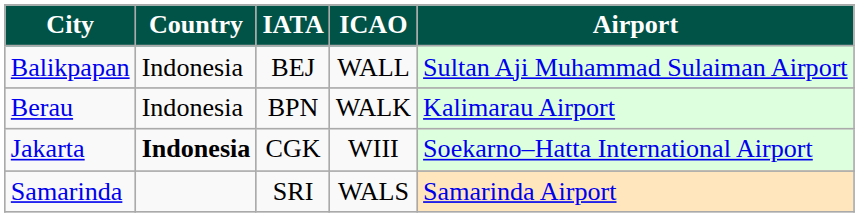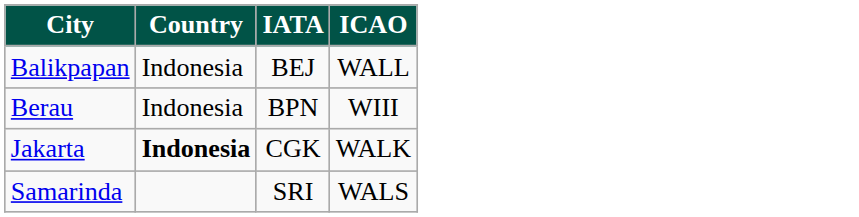- column: (635, 25)
(373, 107) WALK -> (373, 107) WIII
(373, 149) WIII -> (373, 149) WALK
